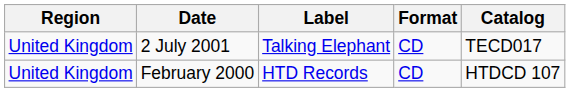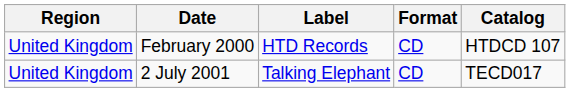rows swapped: (197, 73) <-> (185, 45)
